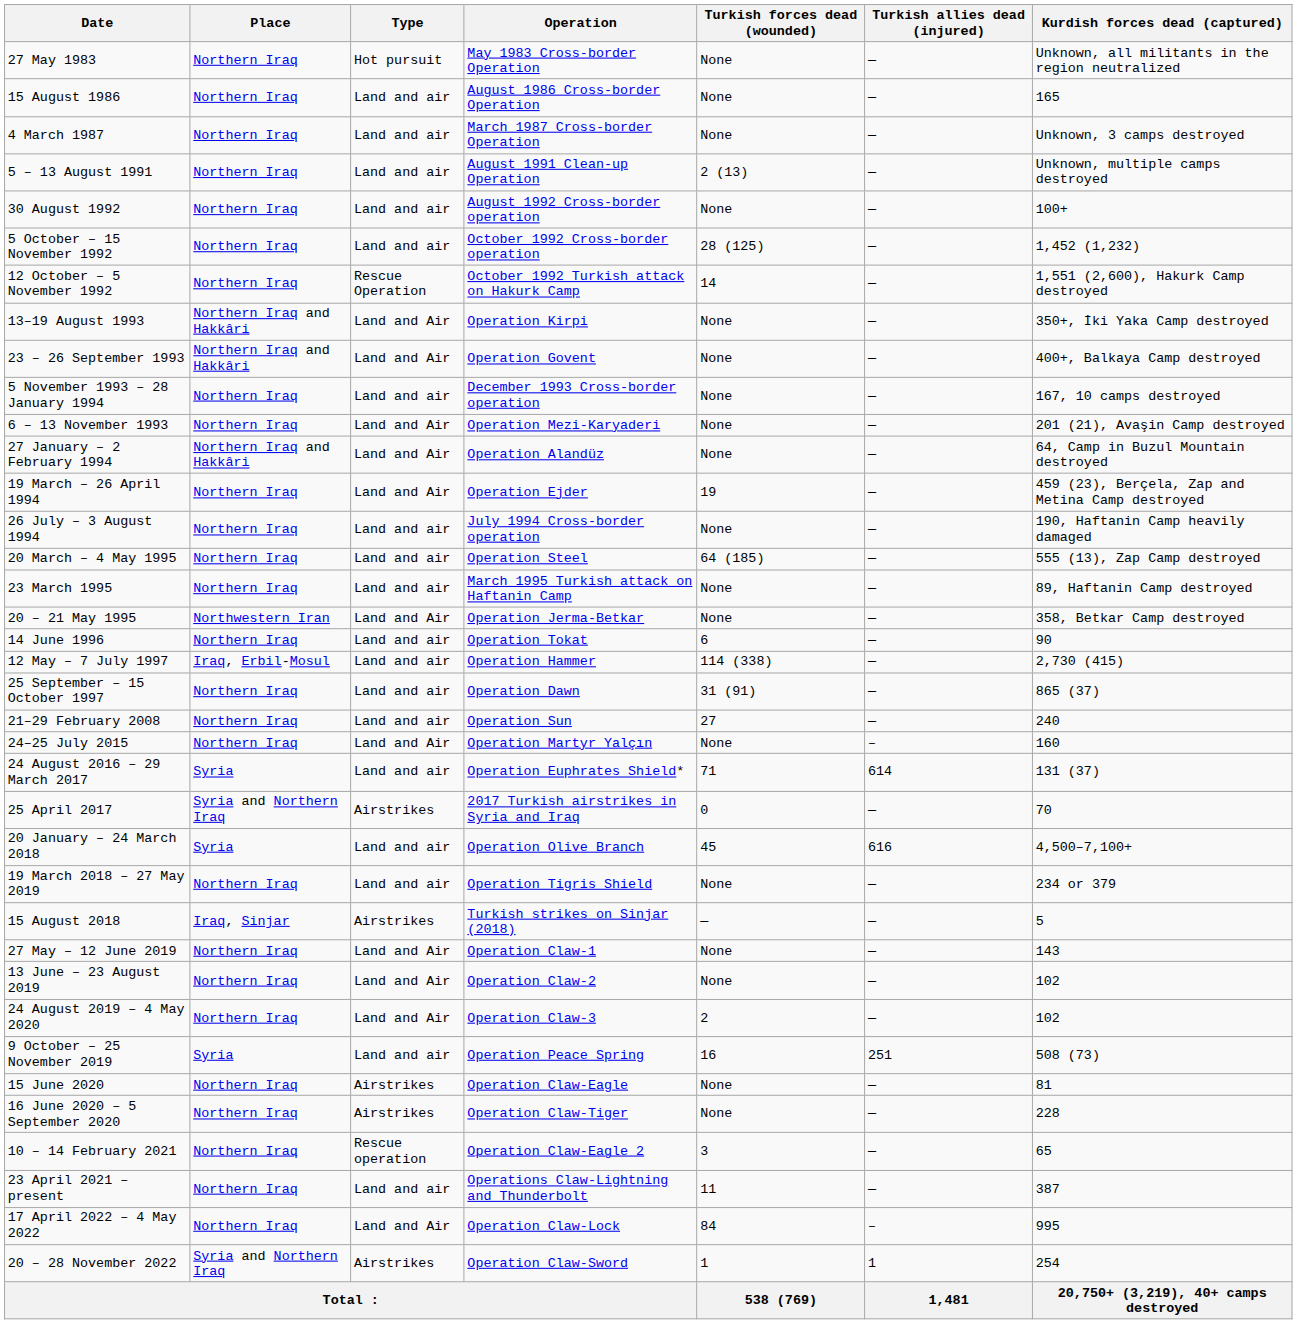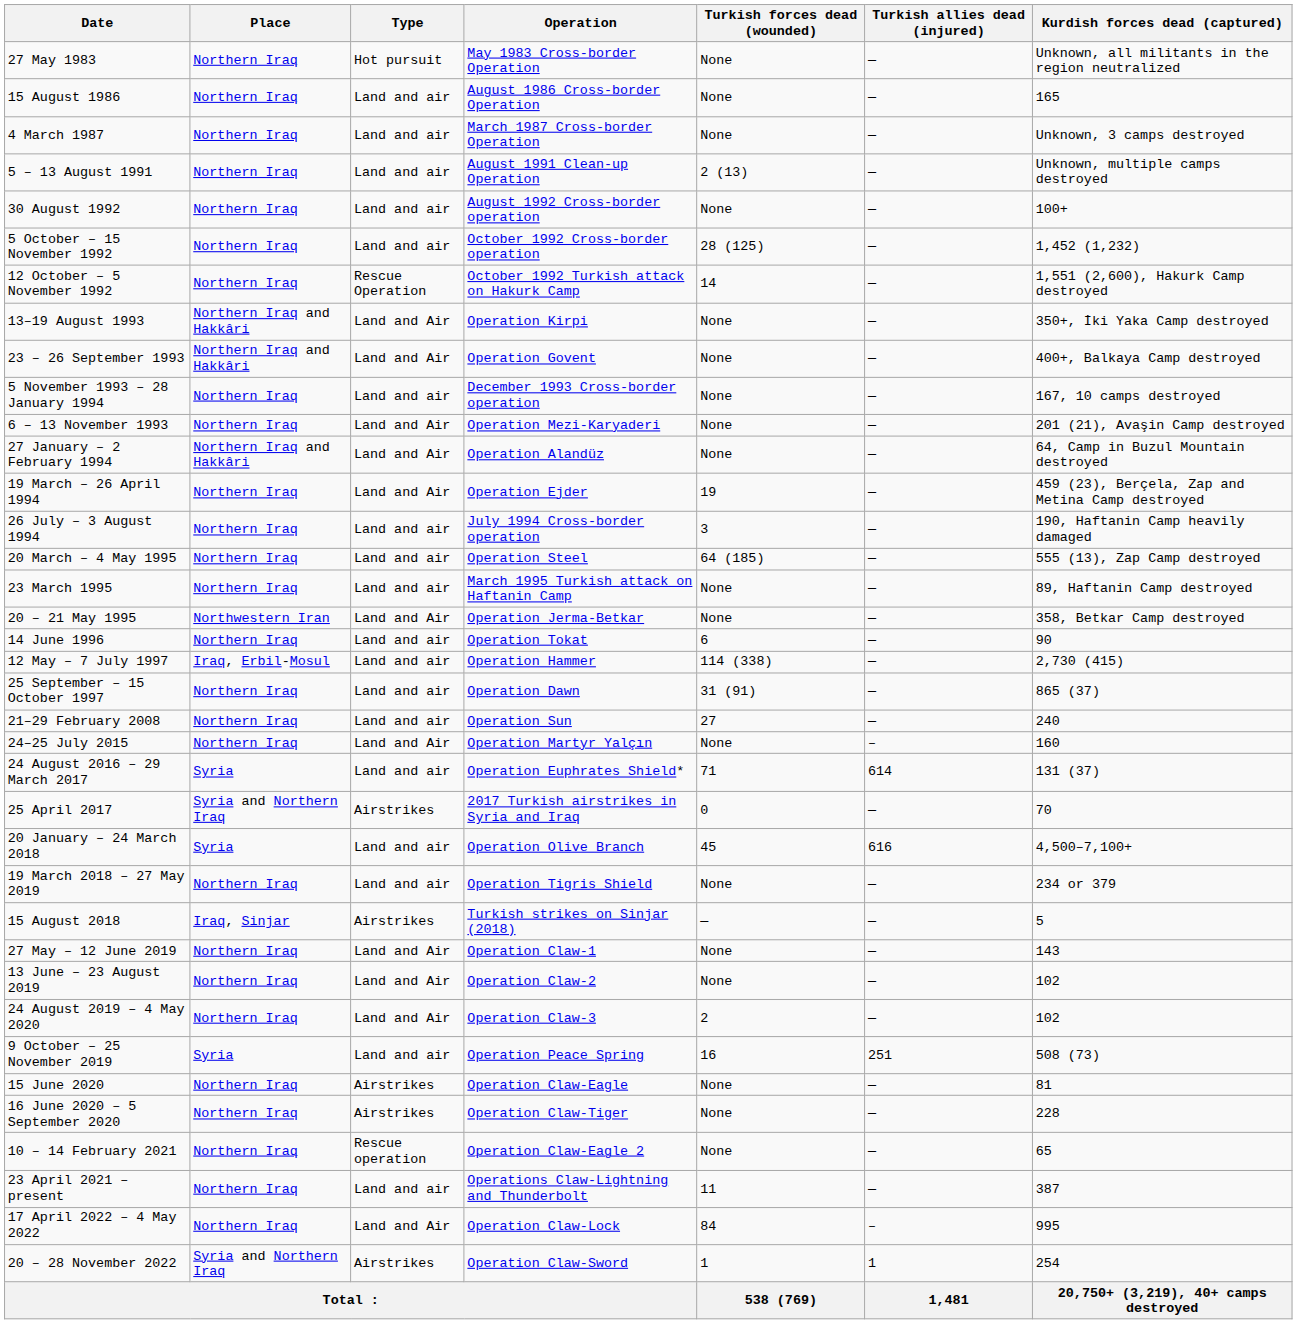(716, 530) None -> (704, 530) 3
(704, 1151) 3 -> (716, 1151) None
